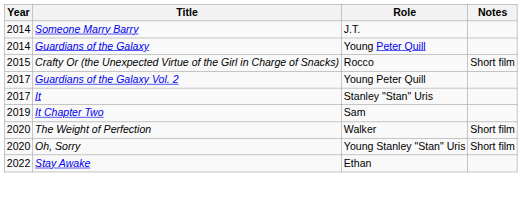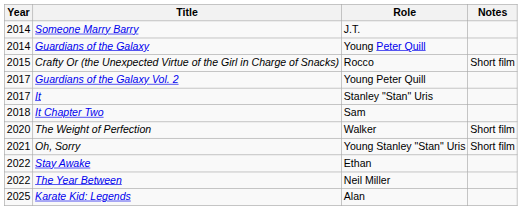(19, 113) 2019 -> (19, 113) 2018
(19, 146) 2020 -> (19, 146) 2021
+ row: (78, 180)
+ row: (83, 197)
